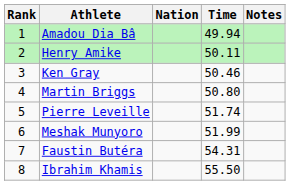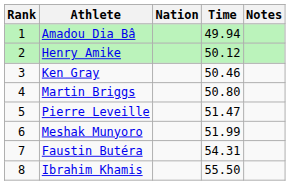(222, 53) 50.11 -> (222, 53) 50.12
(222, 112) 51.74 -> (222, 112) 51.47
